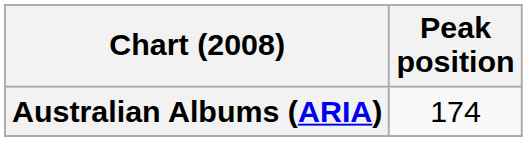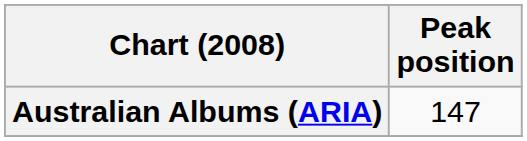(456, 111) 174 -> (456, 111) 147
